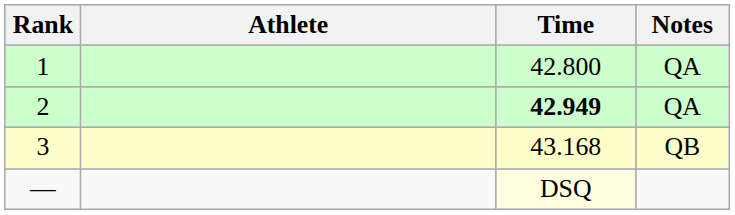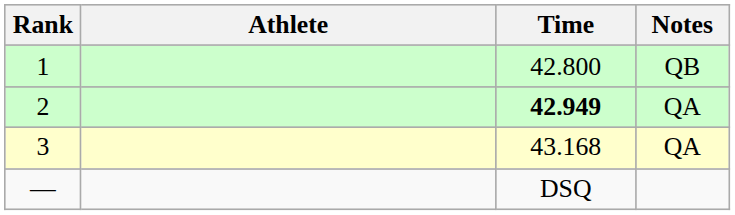(682, 65) QA -> (682, 65) QB
(682, 147) QB -> (682, 147) QA
(566, 188) lightyellow background -> (566, 188) no background
